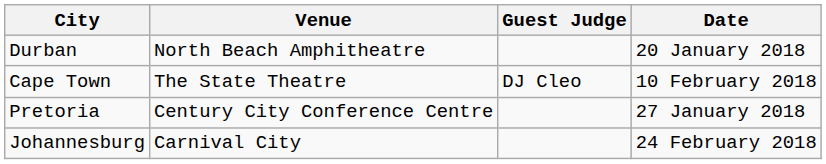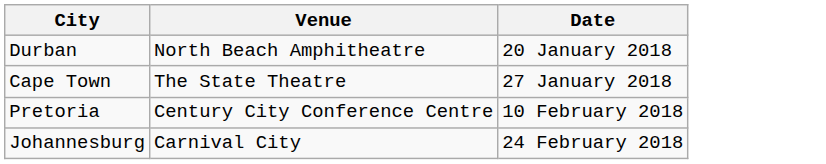- column: (565, 20)
(726, 82) 10 February 2018 -> (587, 82) 27 January 2018
(721, 112) 27 January 2018 -> (593, 112) 10 February 2018
